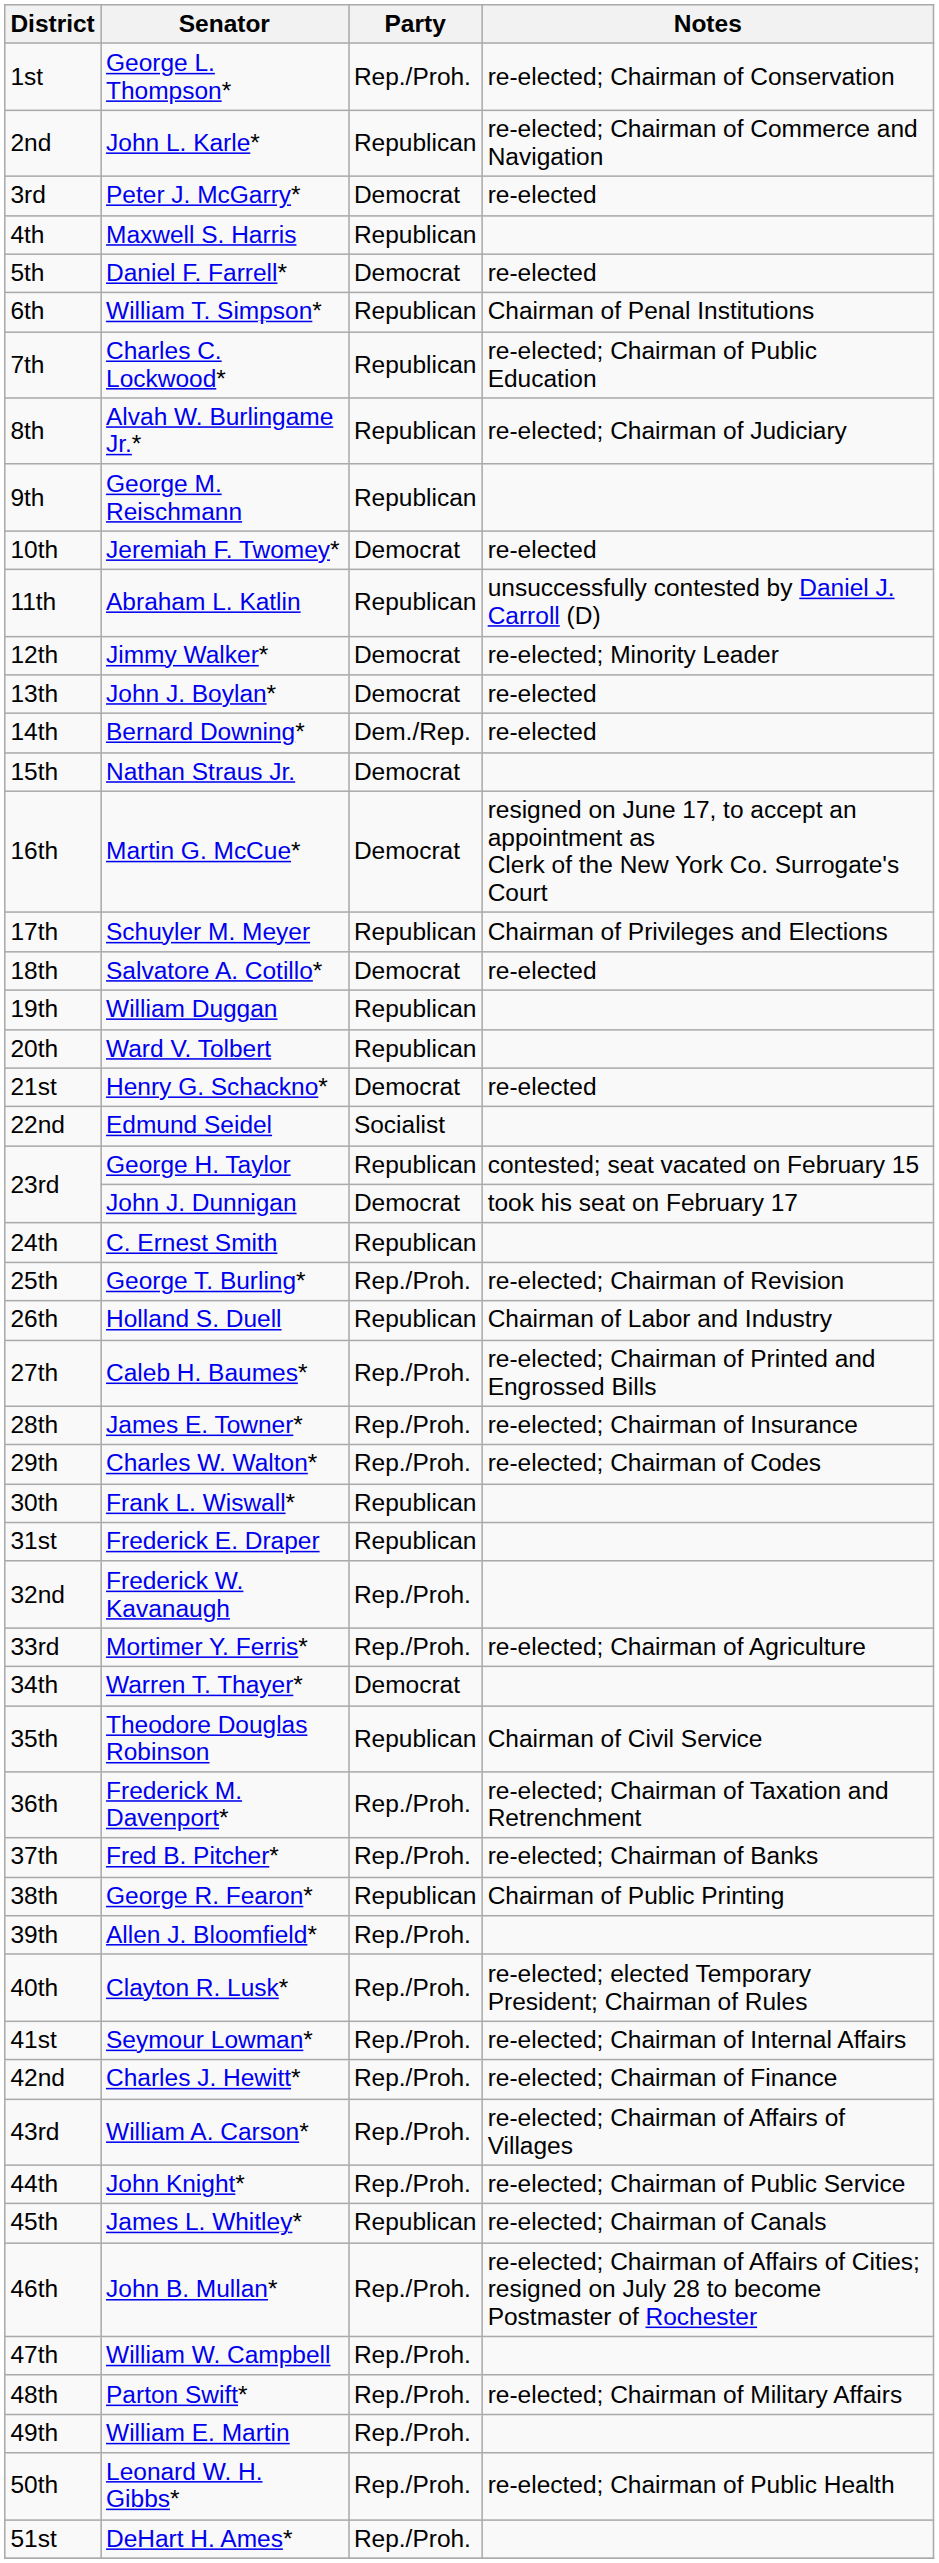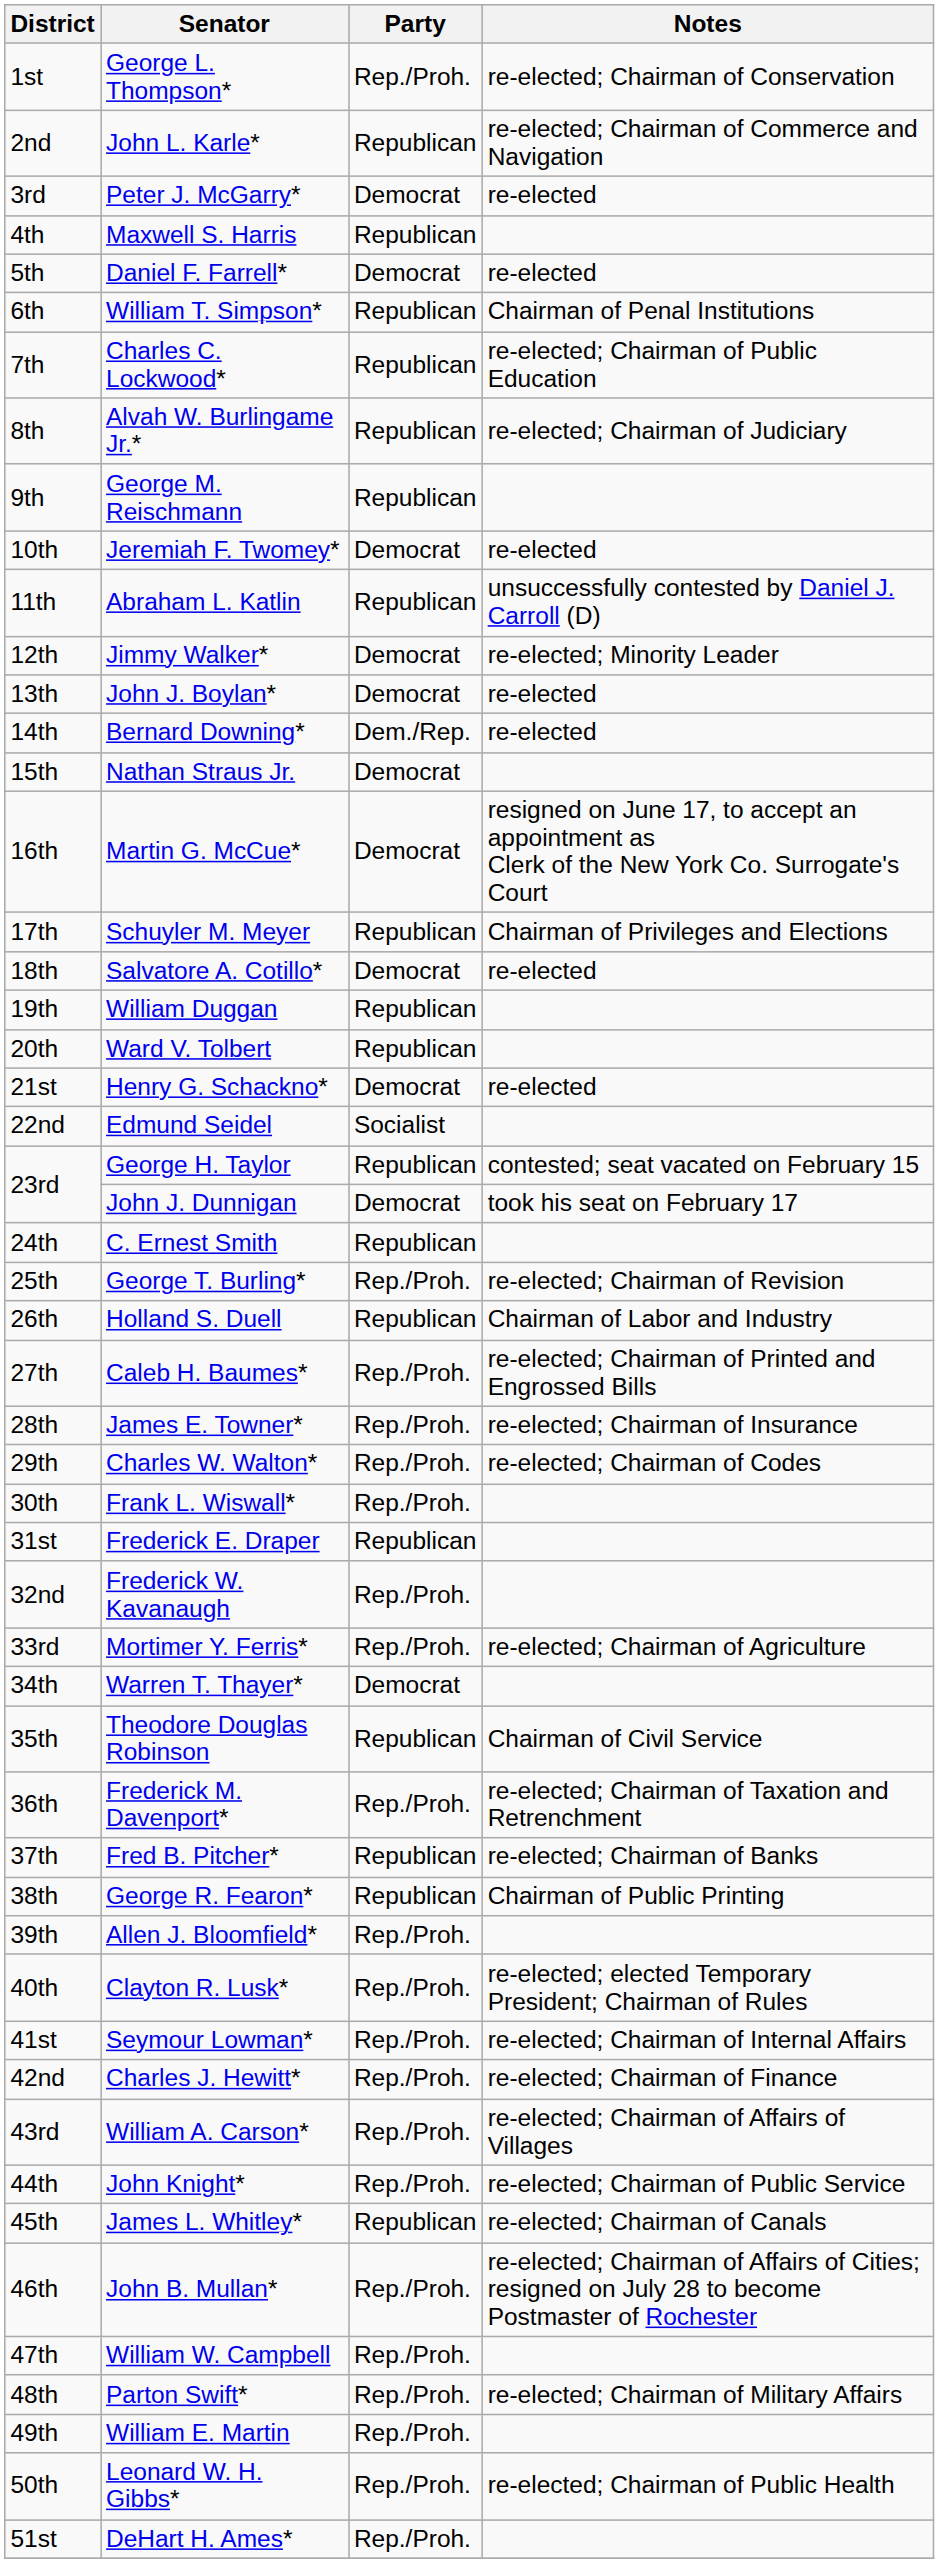(415, 1502) Republican -> (412, 1502) Rep./Proh.
(412, 1857) Rep./Proh. -> (415, 1857) Republican
